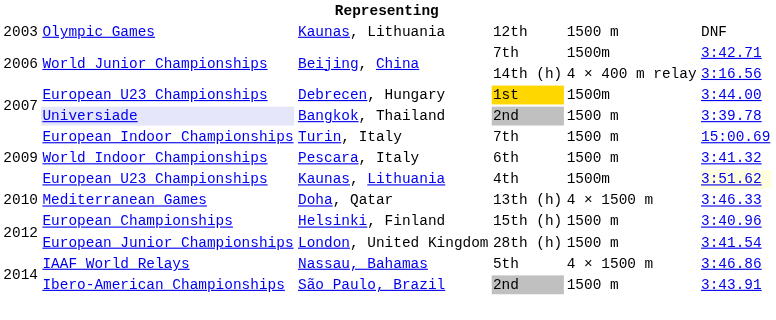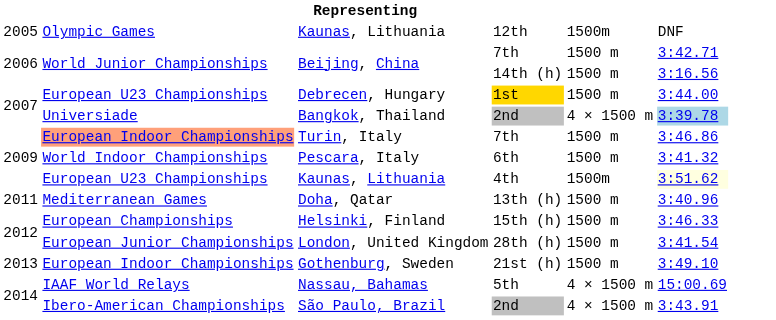(21, 32) 2003 -> (21, 32) 2005
(593, 32) 1500 m -> (588, 32) 1500m
(588, 53) 1500m -> (593, 53) 1500 m
(632, 74) 4 × 400 m relay -> (593, 74) 1500 m
(588, 95) 1500m -> (593, 95) 1500 m
(90, 116) lavender background -> (90, 116) no background
(593, 116) 1500 m -> (610, 116) 4 × 1500 m
(731, 116) no background -> (688, 116) lightblue background
(168, 137) no background -> (168, 137) lightsalmon background
(736, 137) 15:00.69 -> (688, 137) 3:46.86
(21, 200) 2010 -> (21, 200) 2011
(610, 200) 4 × 1500 m -> (593, 200) 1500 m
(731, 200) 3:46.33 -> (688, 200) 3:40.96
(731, 222) 3:40.96 -> (688, 222) 3:46.33
+ row: (376, 264)
(731, 264) 3:46.86 -> (692, 285) 15:00.69
(593, 285) 1500 m -> (610, 306) 4 × 1500 m
